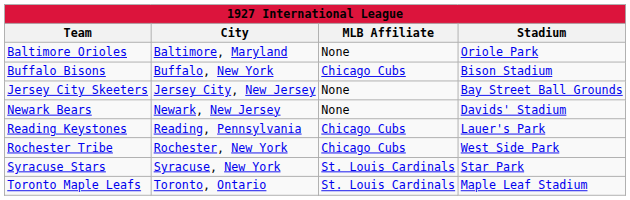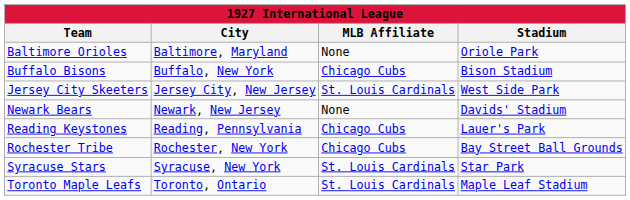(335, 90) None -> (388, 90) St. Louis Cardinals
(542, 90) Bay Street Ball Grounds -> (510, 90) West Side Park
(510, 147) West Side Park -> (542, 147) Bay Street Ball Grounds
